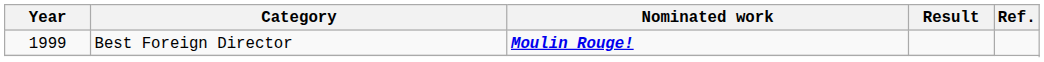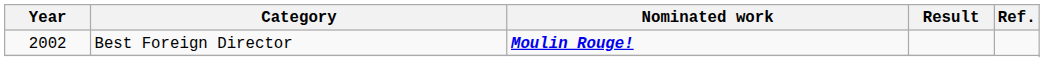(48, 43) 1999 -> (48, 43) 2002
